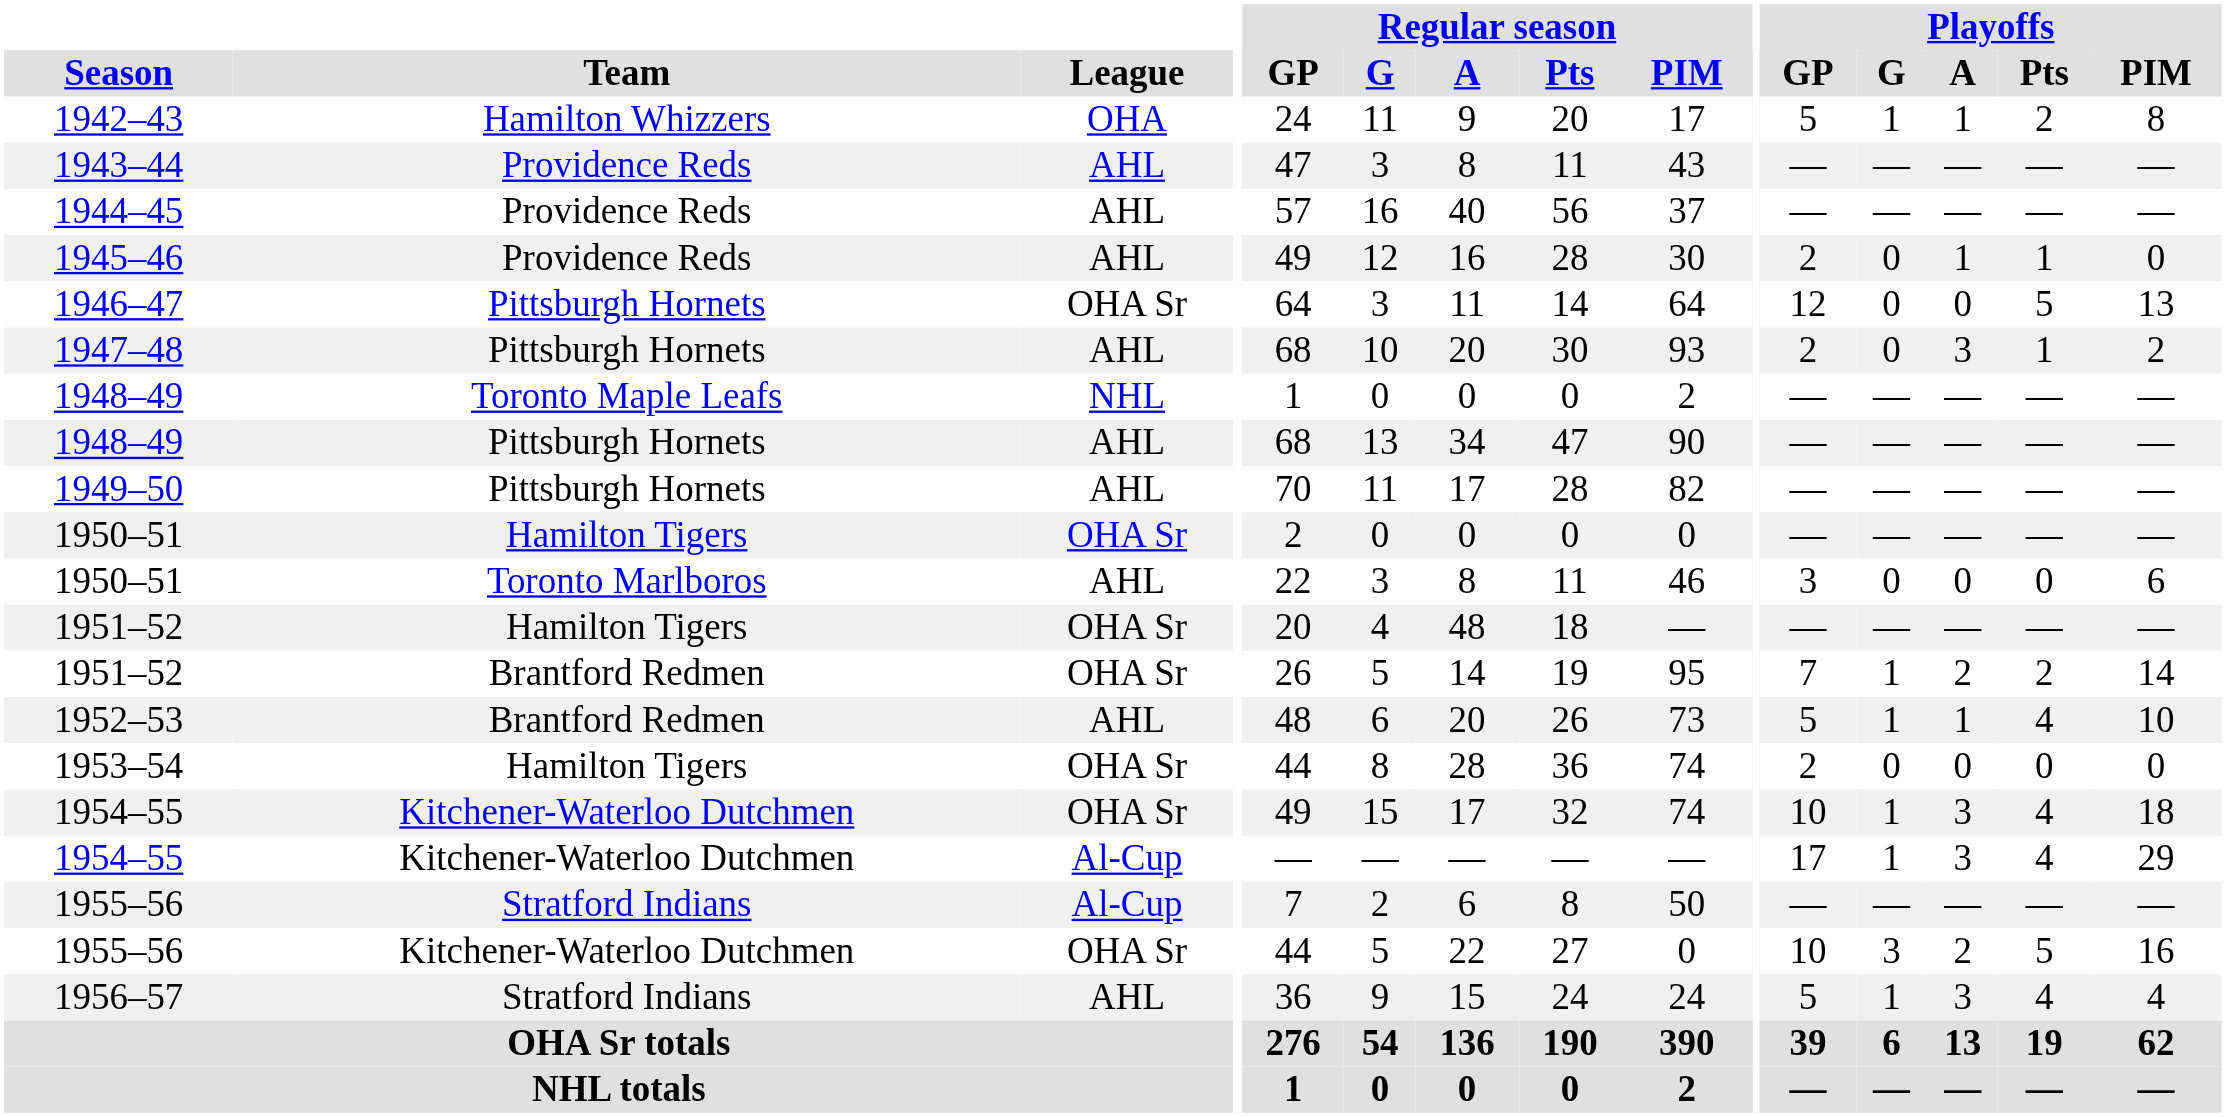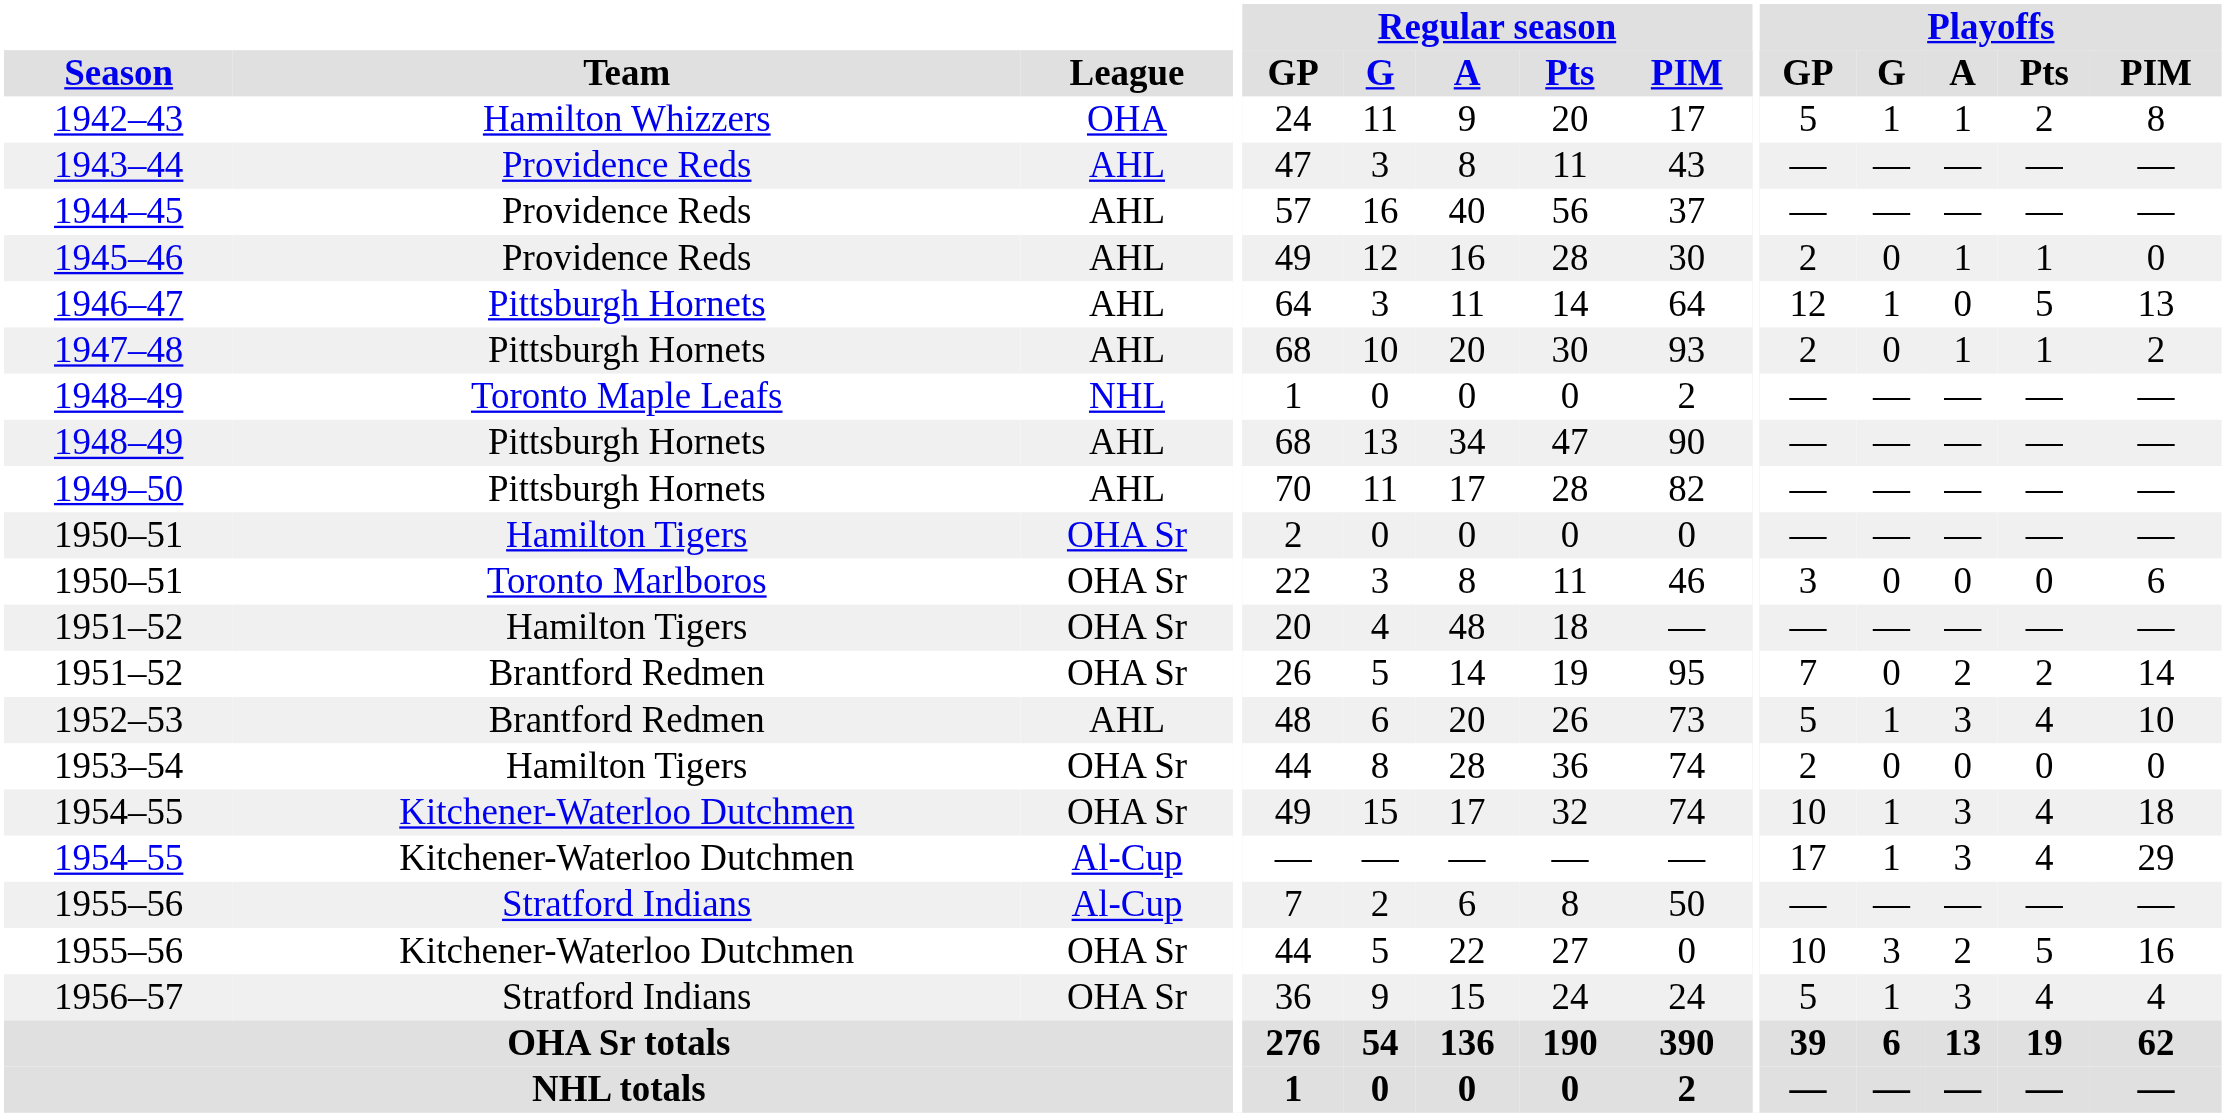(1127, 303) OHA Sr -> (1127, 303) AHL
(1891, 303) 0 -> (1891, 303) 1
(1963, 349) 3 -> (1963, 349) 1
(1127, 580) AHL -> (1127, 580) OHA Sr
(1891, 673) 1 -> (1891, 673) 0
(1963, 719) 1 -> (1963, 719) 3
(1127, 996) AHL -> (1127, 996) OHA Sr
